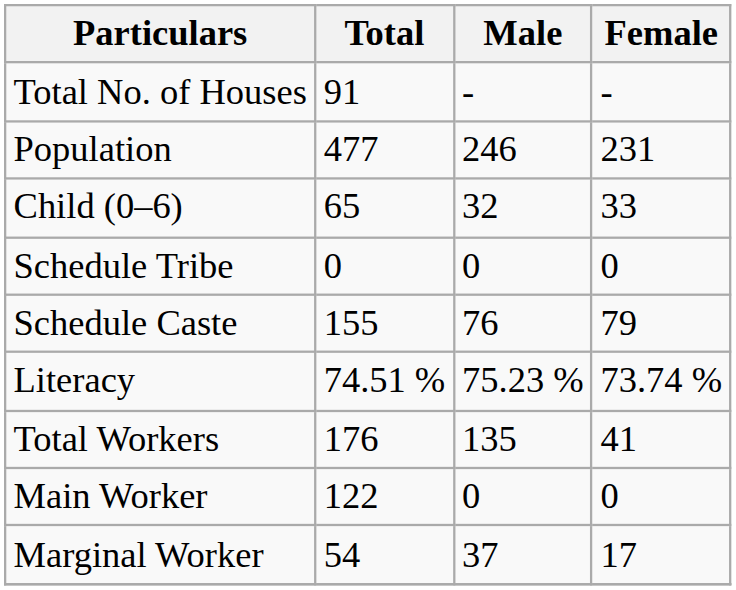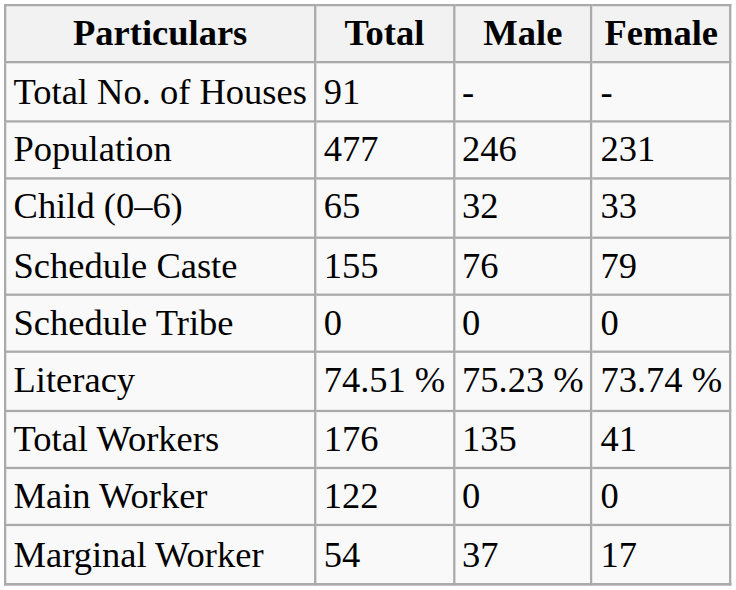rows swapped: (125, 322) <-> (124, 264)
